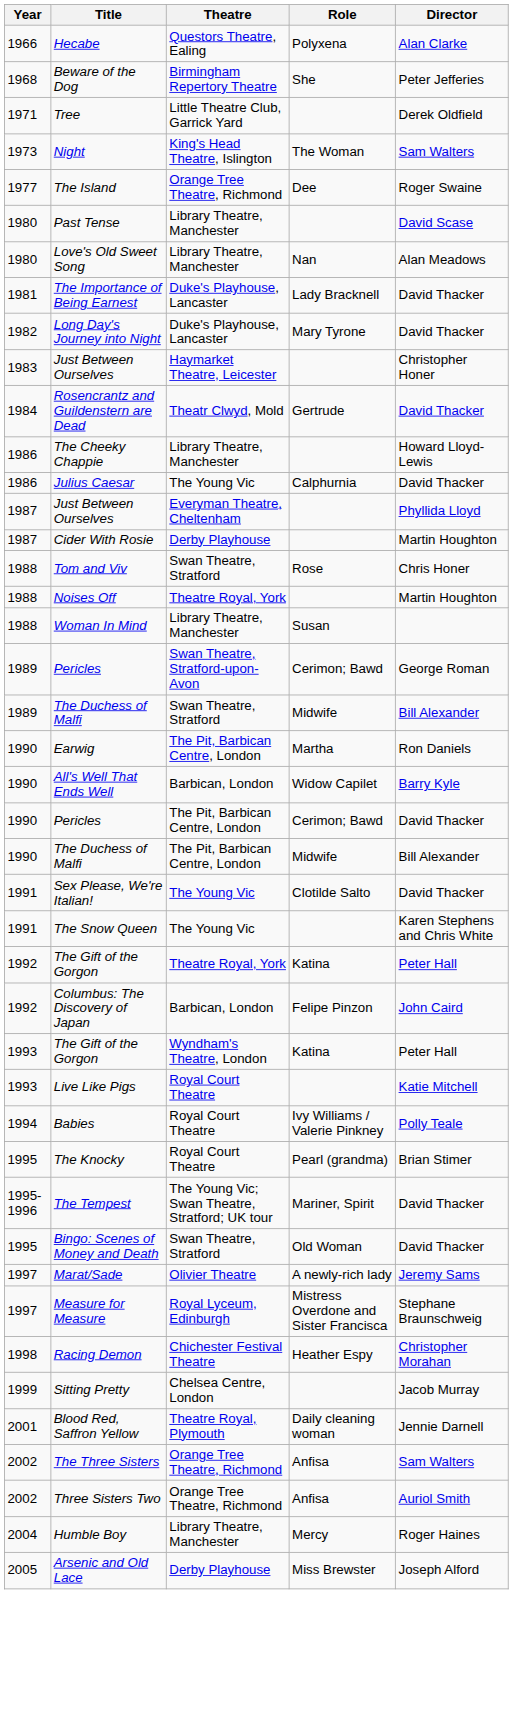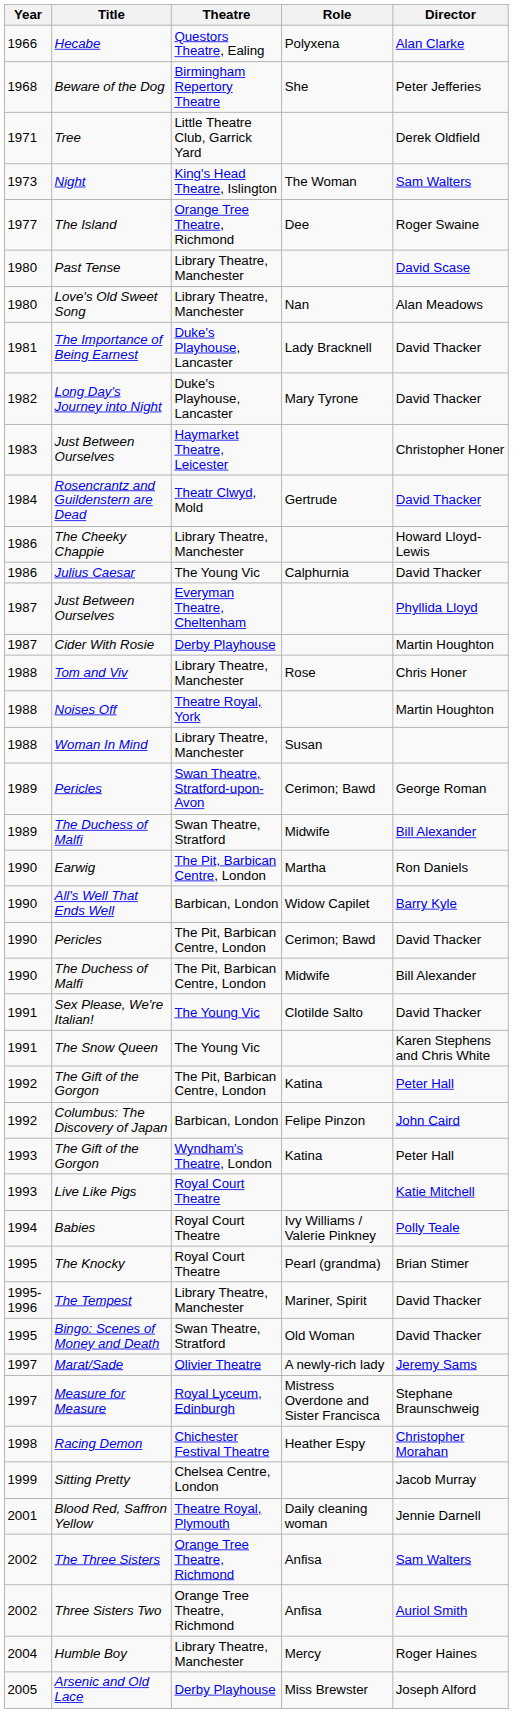(212, 568) Swan Theatre, Stratford -> (221, 673) Library Theatre, Manchester
(228, 964) Theatre Royal, York -> (225, 1084) The Pit, Barbican Centre, London
(221, 1203) The Young Vic; Swan Theatre, Stratford; UK tour -> (221, 1300) Library Theatre, Manchester
